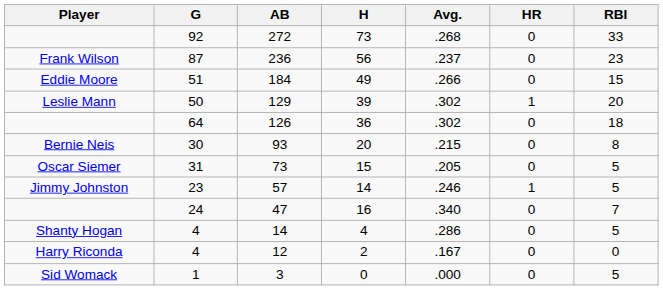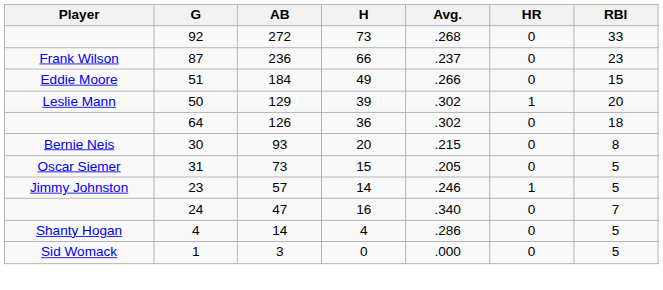(364, 58) 56 -> (364, 58) 66
- row: (280, 252)
